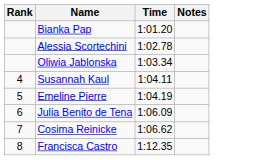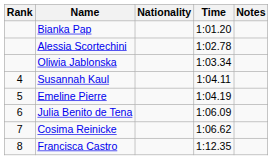+ column: (164, 12)
